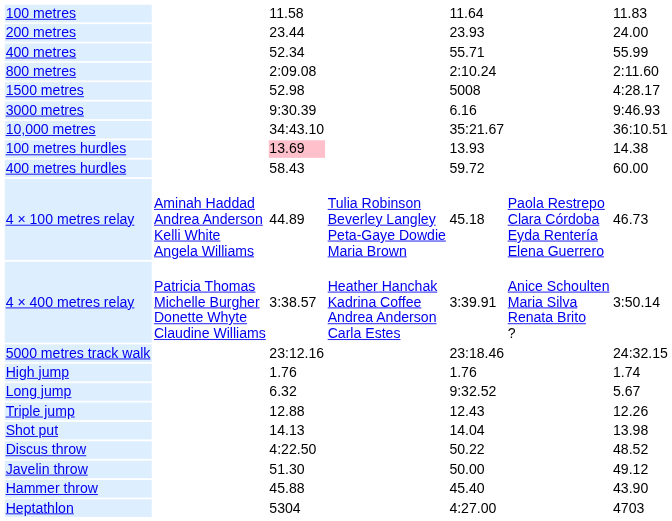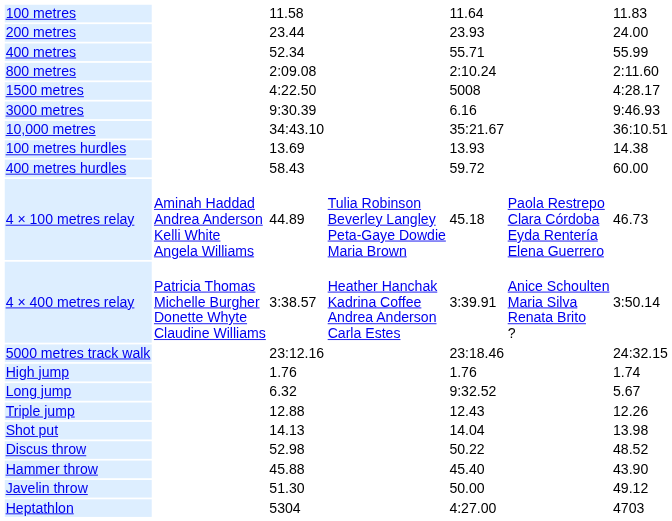(287, 91) 52.98 -> (293, 91) 4:22.50
(287, 149) pink background -> (287, 149) no background
(293, 450) 4:22.50 -> (287, 450) 52.98
rows swapped: (52, 488) <-> (47, 469)
